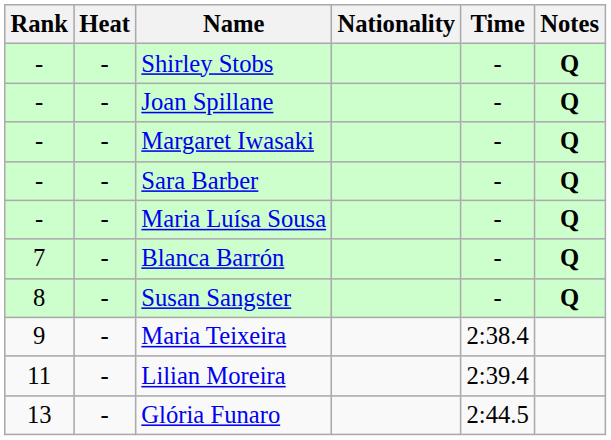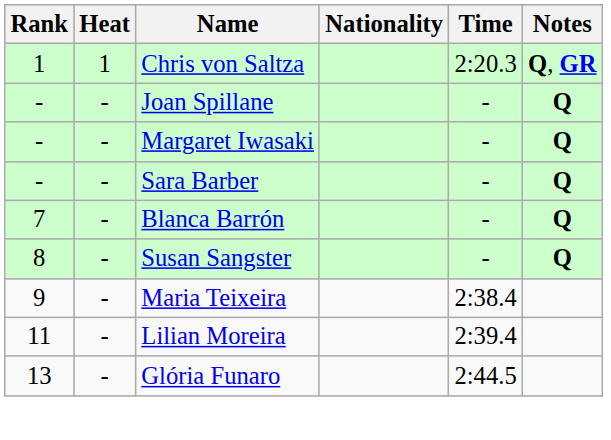+ row: (223, 63)
- row: (207, 63)
- row: (234, 219)
